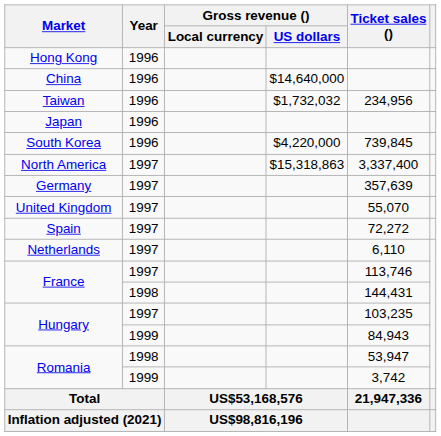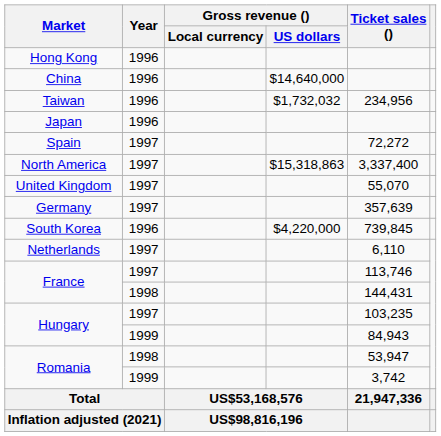rows swapped: (64, 143) <-> (64, 228)
rows swapped: (64, 207) <-> (64, 186)
